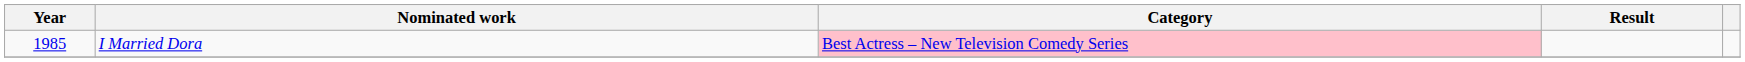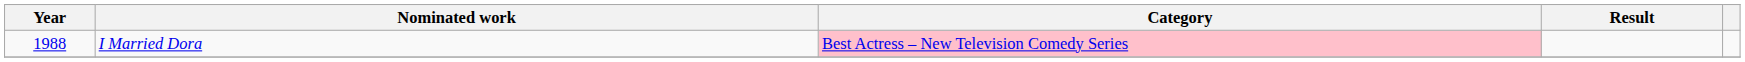(50, 43) 1985 -> (50, 43) 1988
